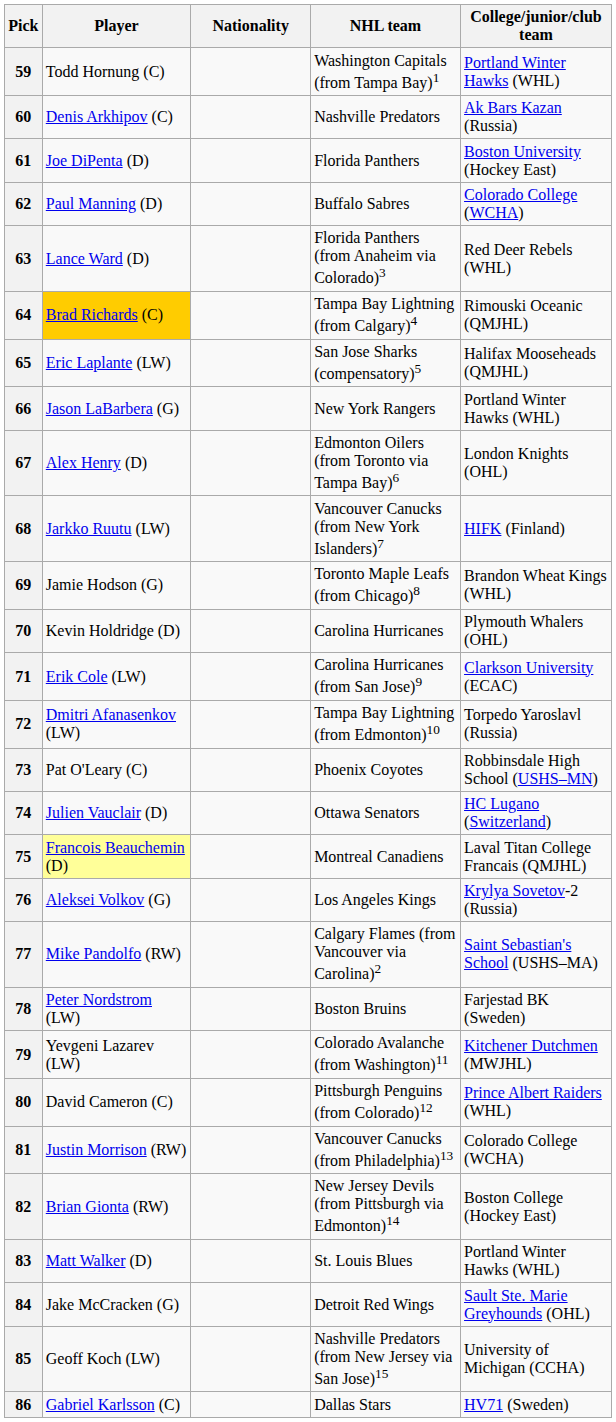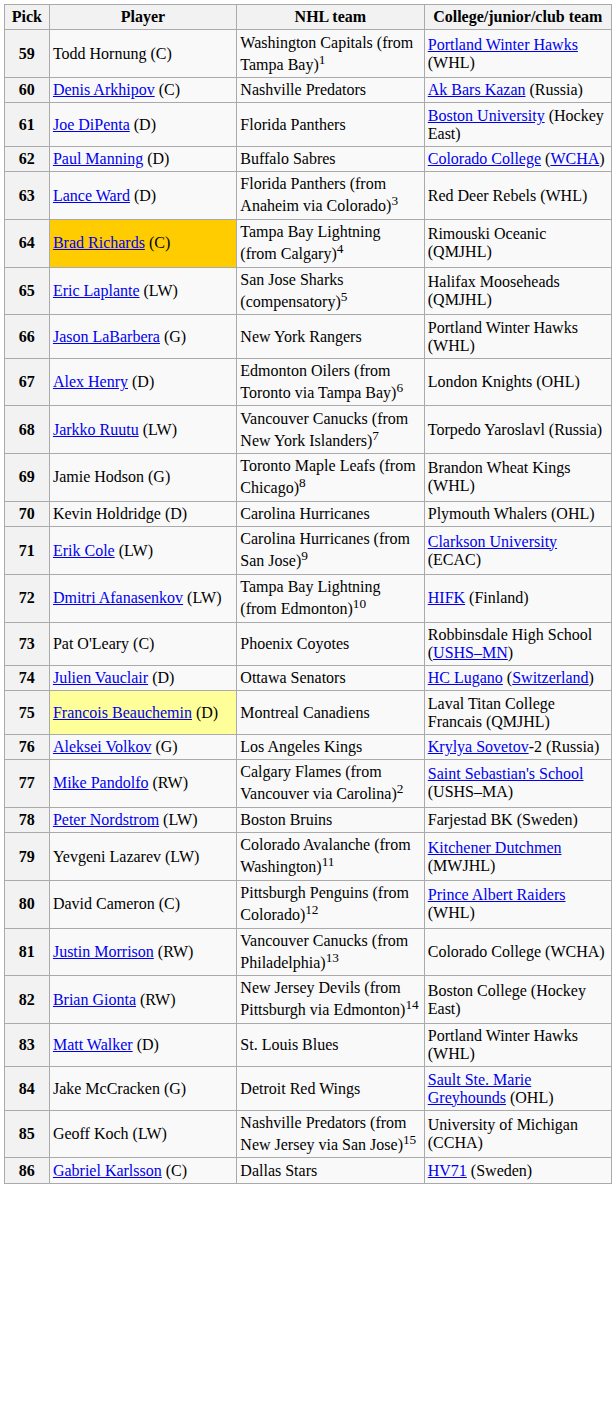- column: (251, 26)
(514, 528) HIFK (Finland) -> (515, 429) Torpedo Yaroslavl (Russia)
(523, 724) Torpedo Yaroslavl (Russia) -> (478, 598) HIFK (Finland)
